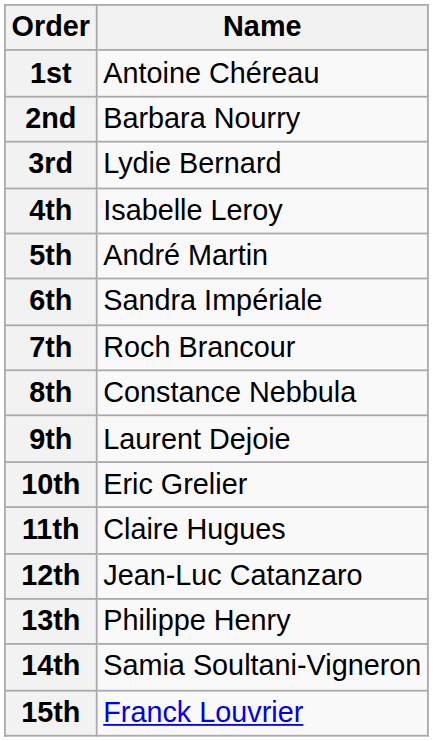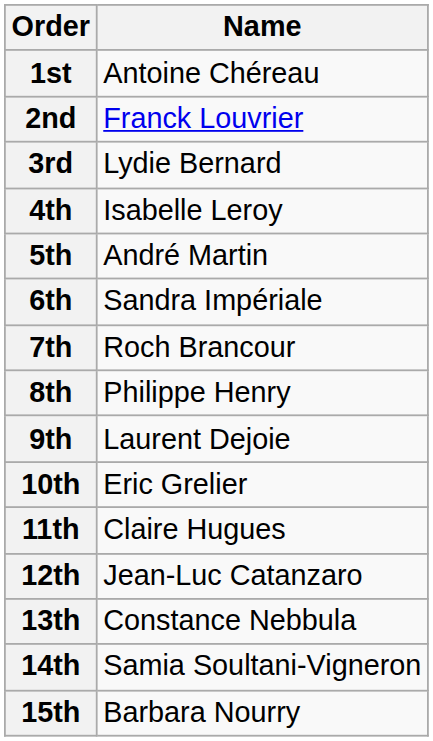(202, 118) Barbara Nourry -> (203, 118) Franck Louvrier
(230, 392) Constance Nebbula -> (197, 392) Philippe Henry
(197, 621) Philippe Henry -> (230, 621) Constance Nebbula
(203, 712) Franck Louvrier -> (202, 712) Barbara Nourry
